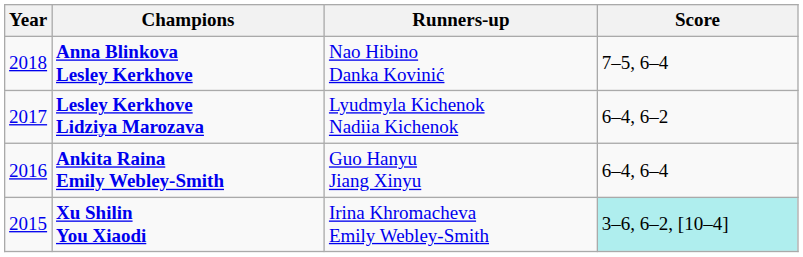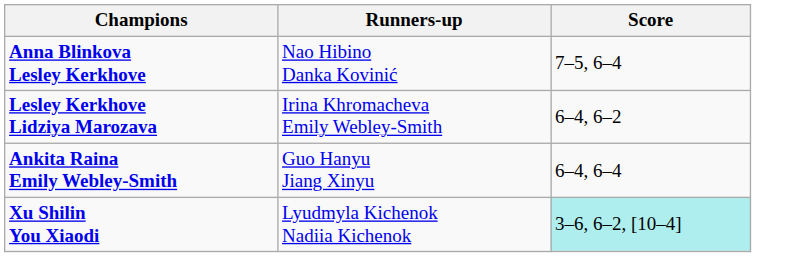- column: (28, 20)
(407, 116) Lyudmyla Kichenok Nadiia Kichenok -> (362, 116) Irina Khromacheva Emily Webley-Smith
(409, 224) Irina Khromacheva Emily Webley-Smith -> (360, 224) Lyudmyla Kichenok Nadiia Kichenok
